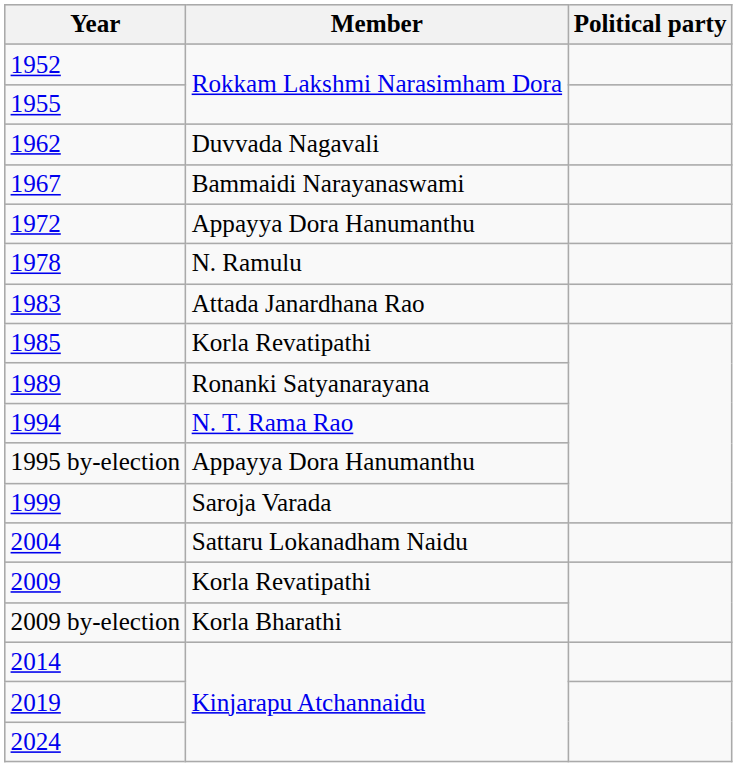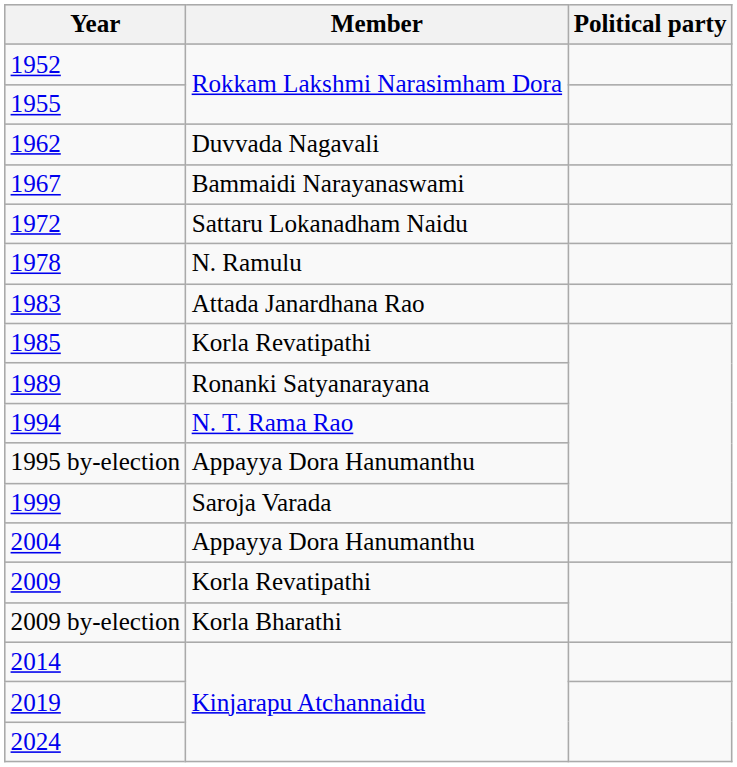(333, 223) Appayya Dora Hanumanthu -> (330, 223) Sattaru Lokanadham Naidu
(330, 542) Sattaru Lokanadham Naidu -> (333, 542) Appayya Dora Hanumanthu
